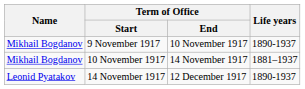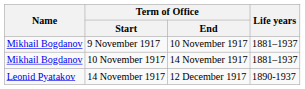(274, 44) 1890-1937 -> (275, 44) 1881–1937
